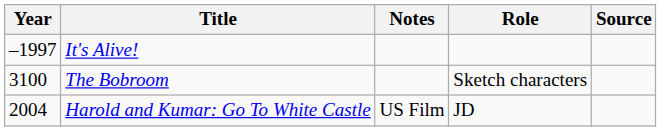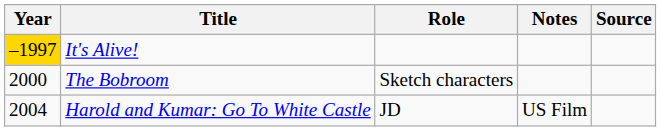columns swapped: (520, 19) <-> (412, 19)
(33, 49) no background -> (33, 49) gold background
(28, 79) 3100 -> (28, 79) 2000
